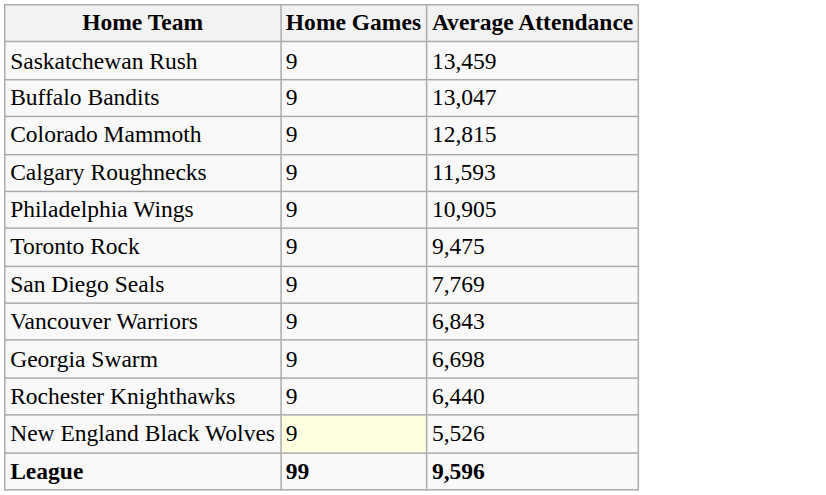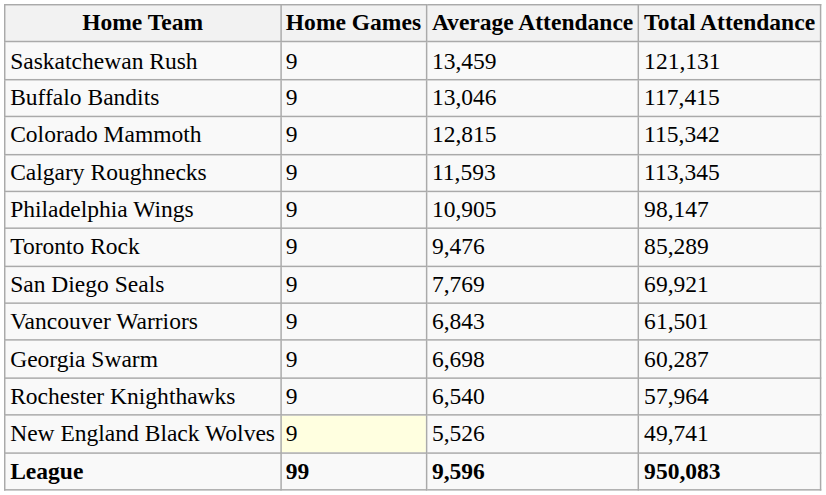+ column: (730, 23)
(464, 97) 13,047 -> (464, 97) 13,046
(458, 246) 9,475 -> (458, 246) 9,476
(458, 396) 6,440 -> (458, 396) 6,540
